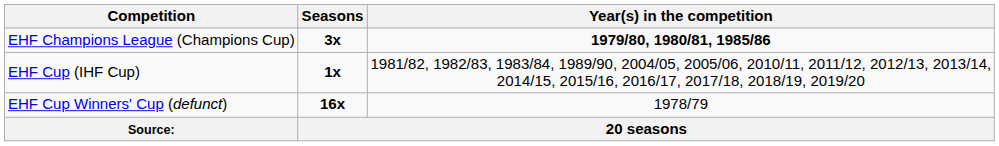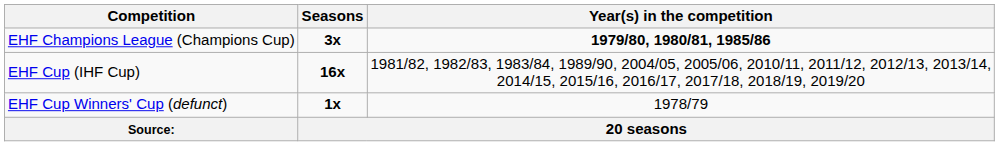(333, 72) 1x -> (333, 72) 16x
(333, 104) 16x -> (333, 104) 1x
